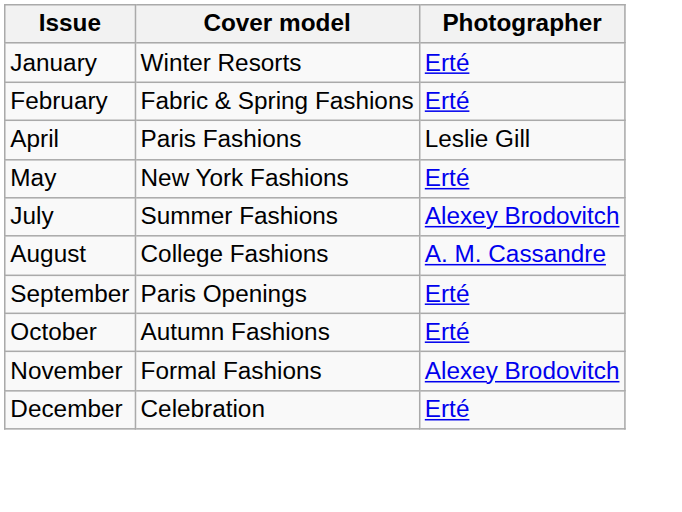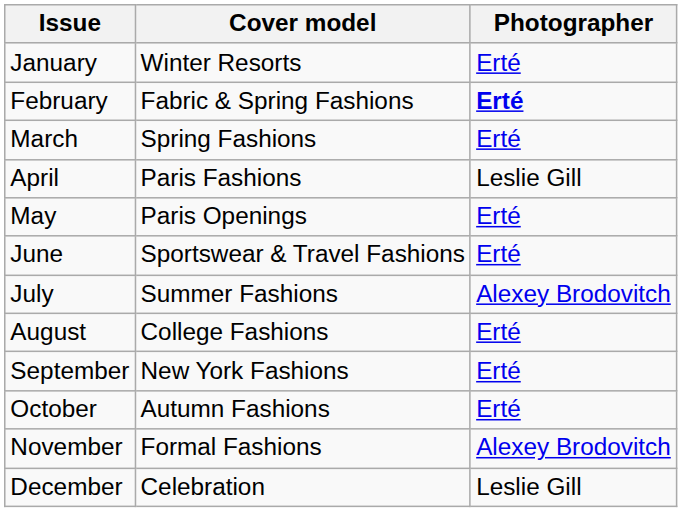(447, 100) normal -> (500, 100) bold
+ row: (44, 139)
(245, 178) New York Fashions -> (224, 216) Paris Openings
+ row: (37, 255)
(515, 255) A. M. Cassandre -> (498, 332) Erté
(224, 293) Paris Openings -> (245, 370) New York Fashions
(447, 409) Erté -> (529, 486) Leslie Gill
